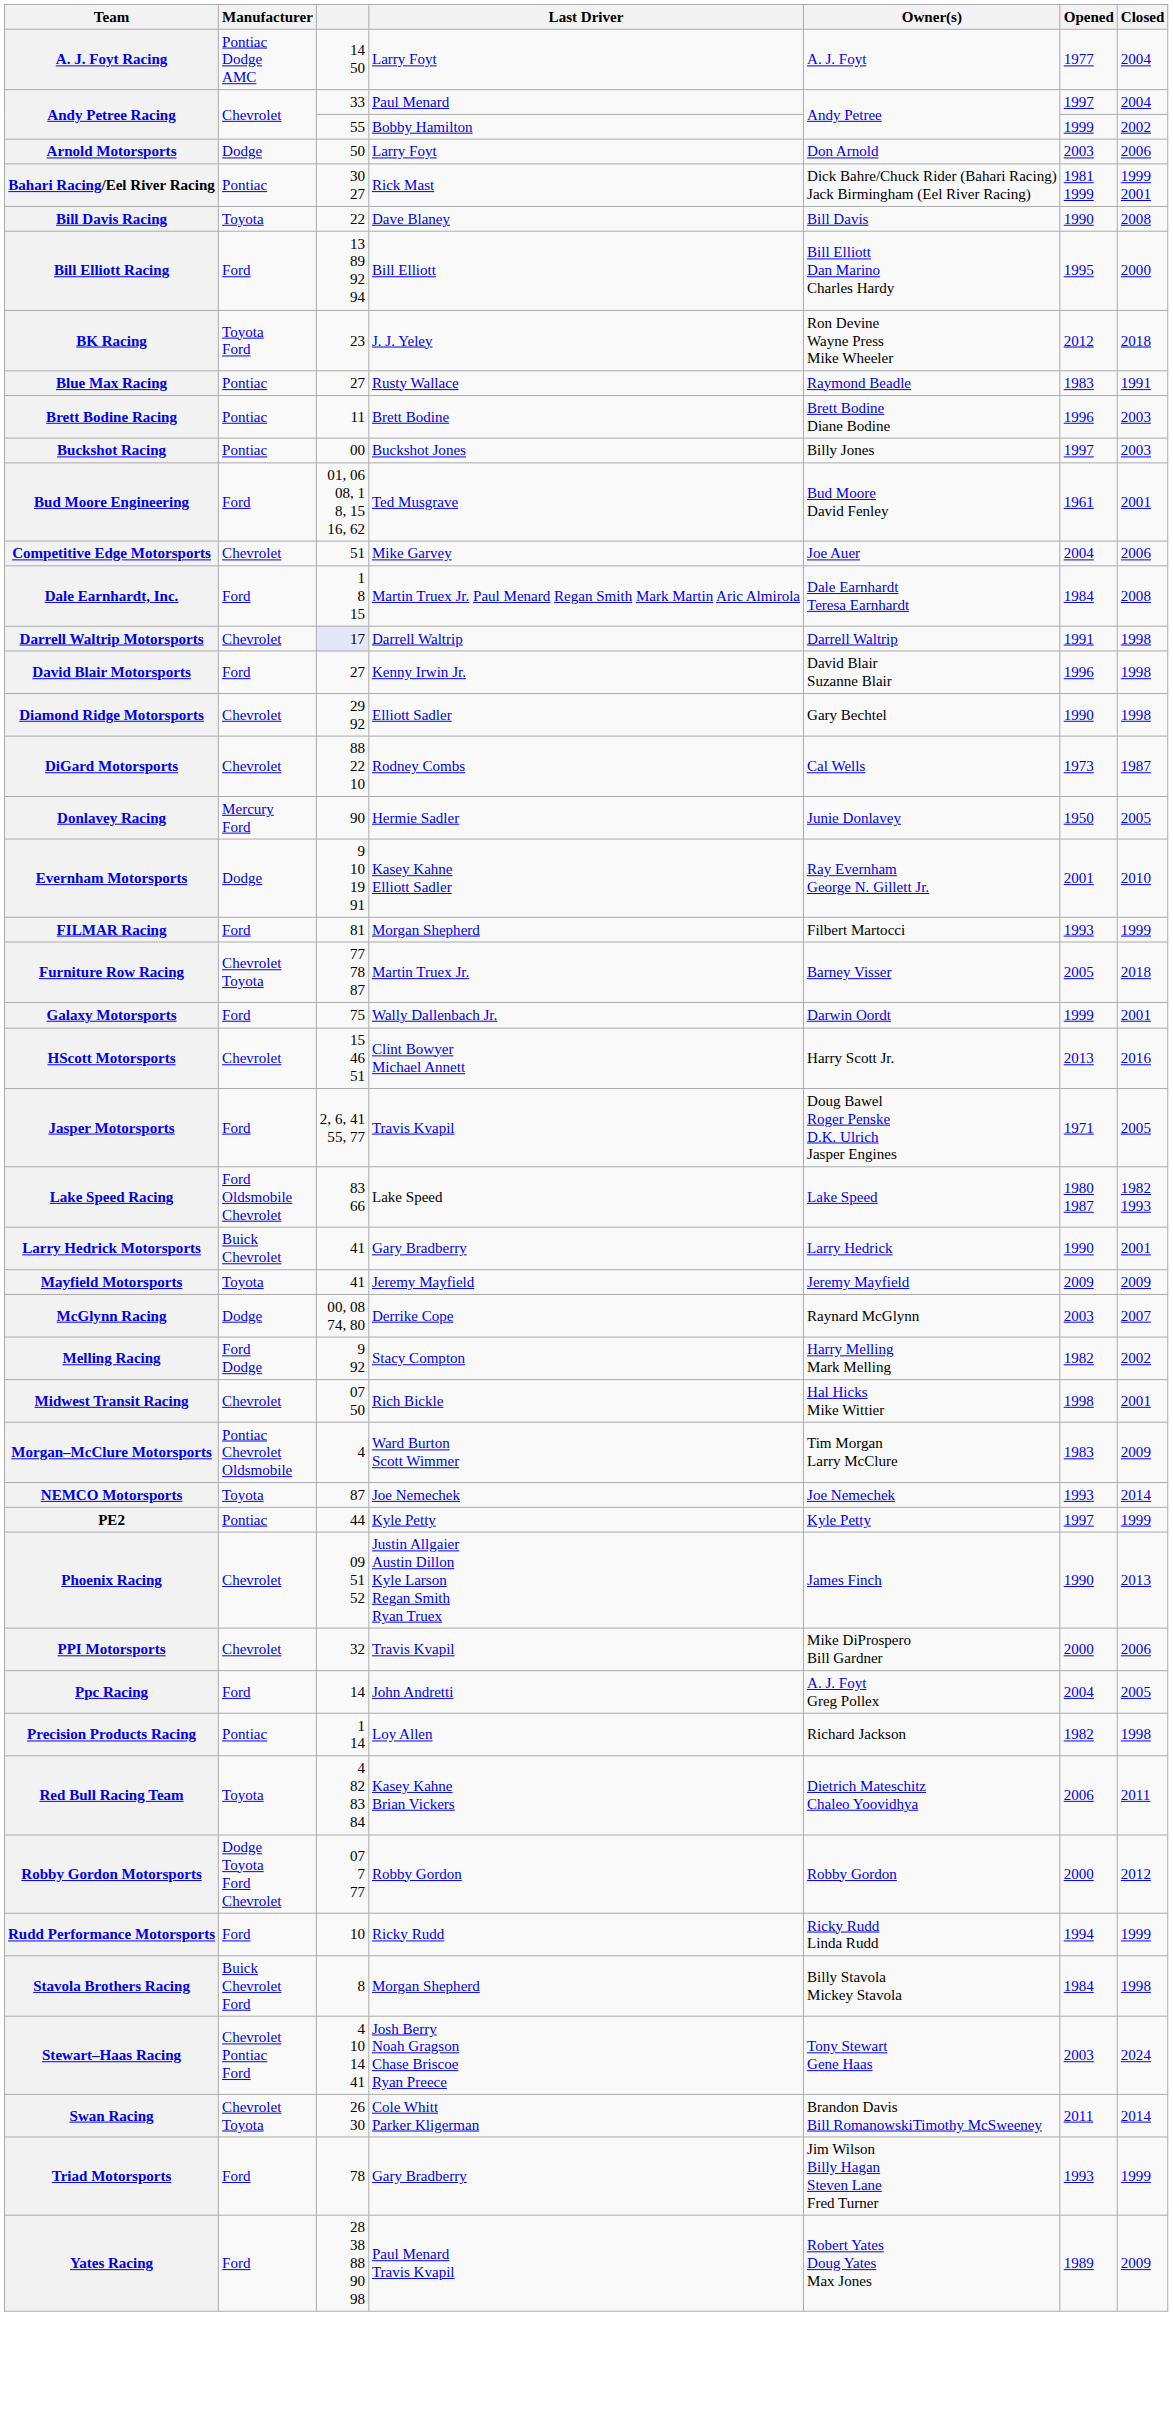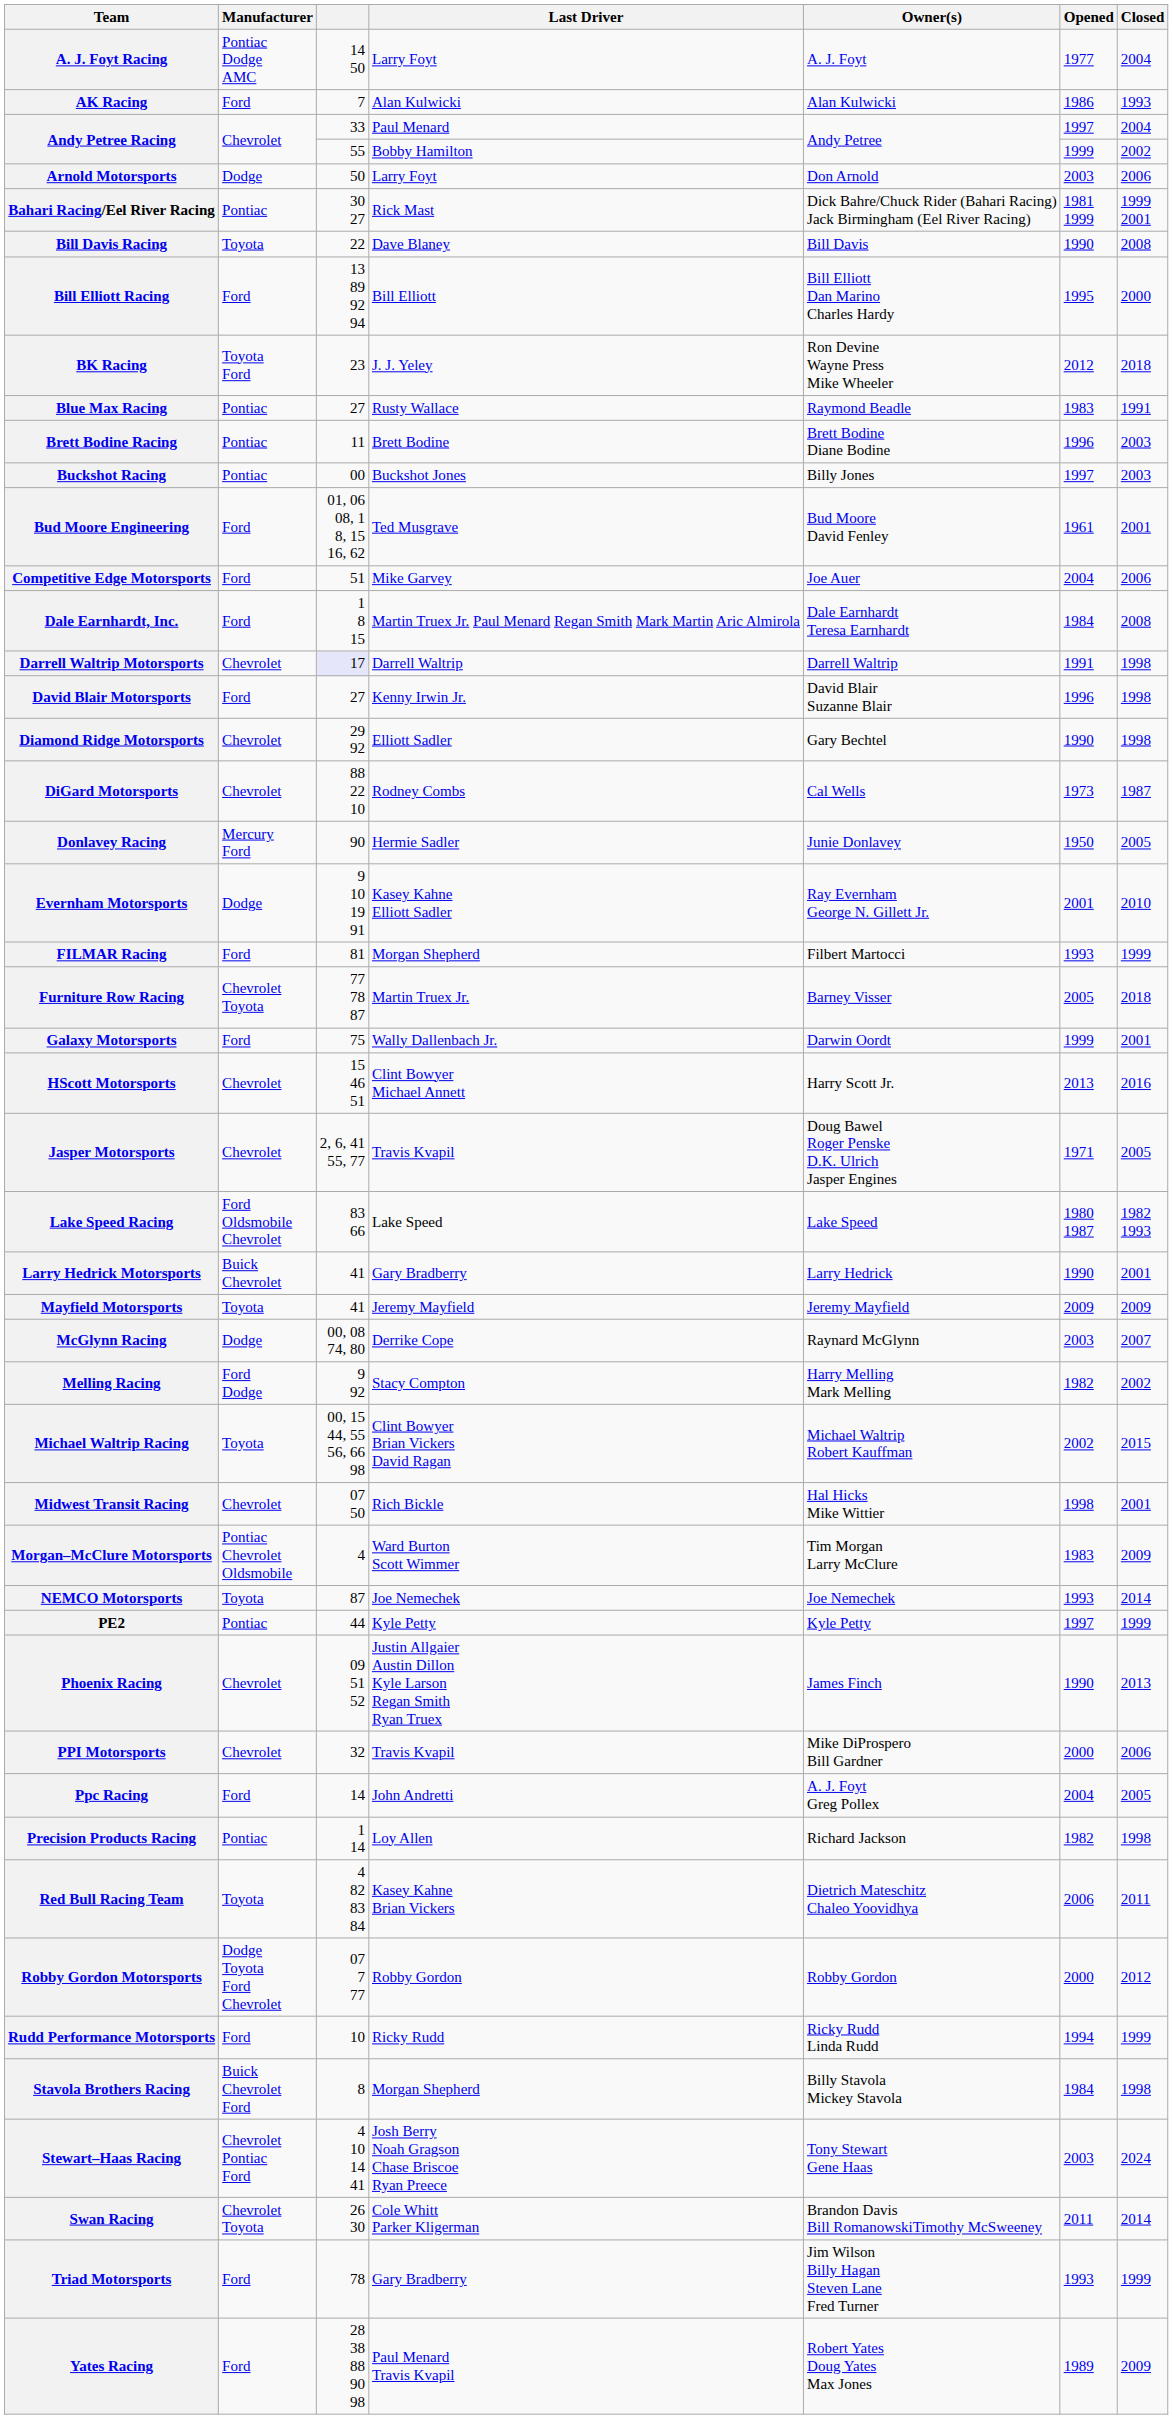+ row: (112, 102)
(252, 553) Chevrolet -> (236, 578) Ford
(236, 1127) Ford -> (252, 1152) Chevrolet
+ row: (112, 1443)
